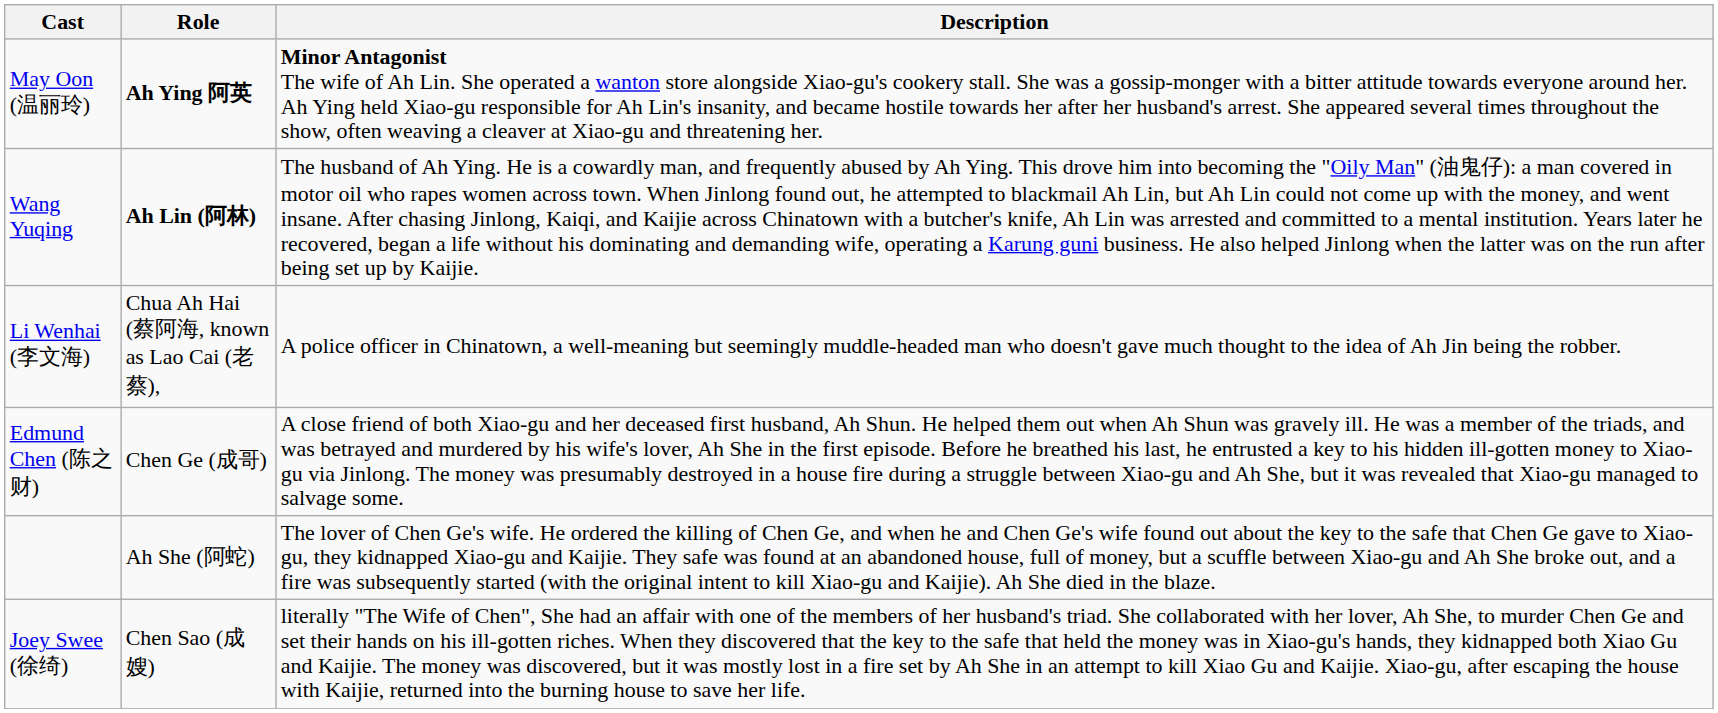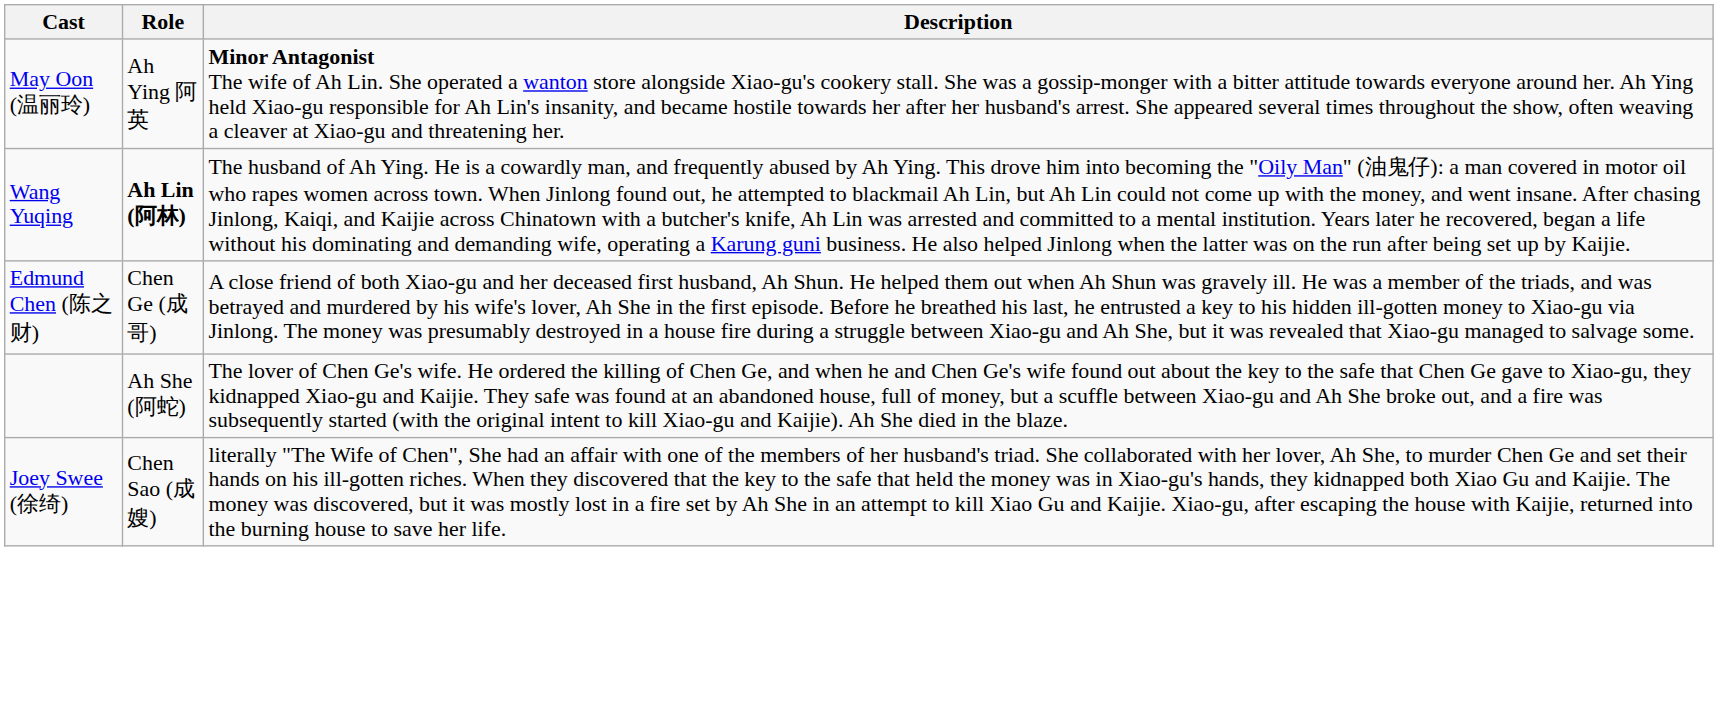(189, 92) bold -> (162, 92) normal
- row: (55, 344)
